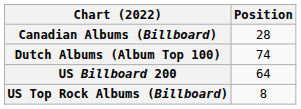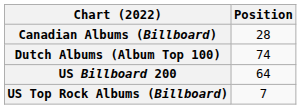(263, 94) 8 -> (263, 94) 7
